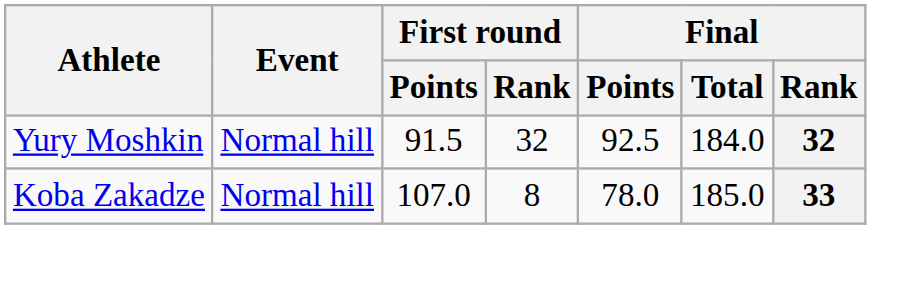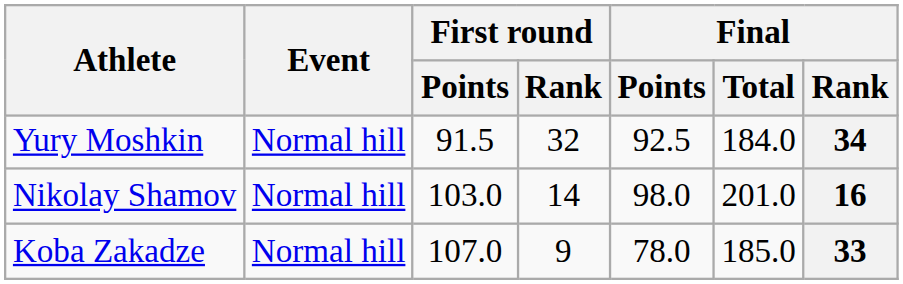(819, 141) 32 -> (850, 141) 34
+ row: (125, 196)
(532, 196) 8 -> (563, 250) 9
